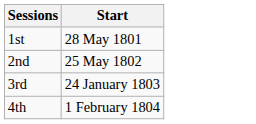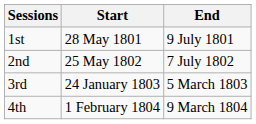+ column: (207, 15)
